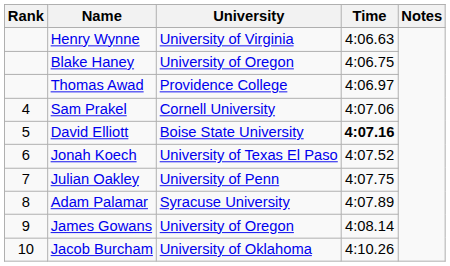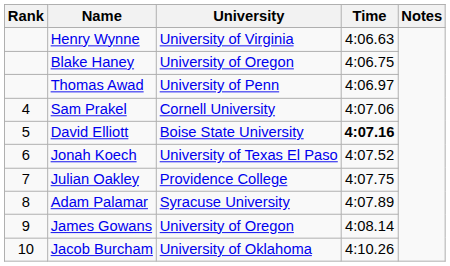(224, 86) Providence College -> (219, 86) University of Penn
(219, 179) University of Penn -> (224, 179) Providence College
